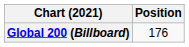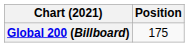(158, 32) 176 -> (158, 32) 175
